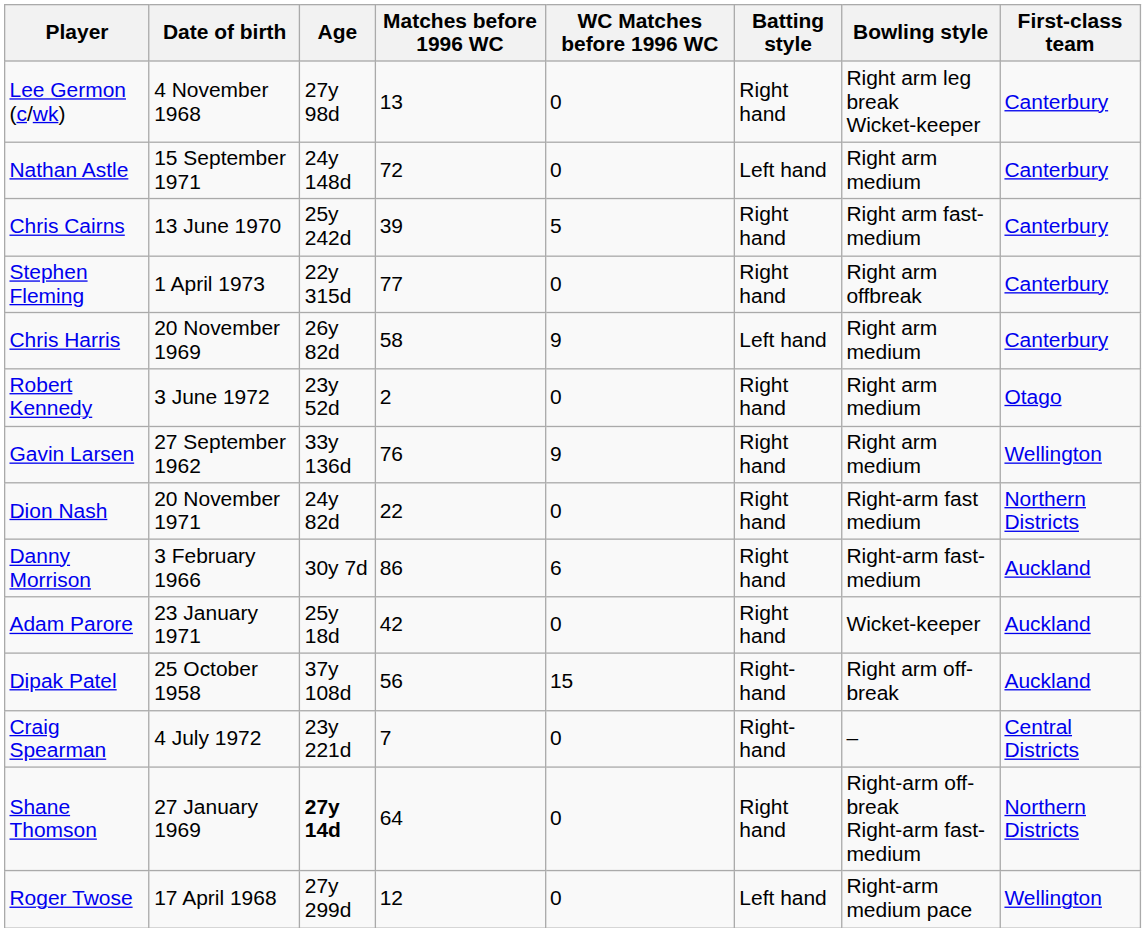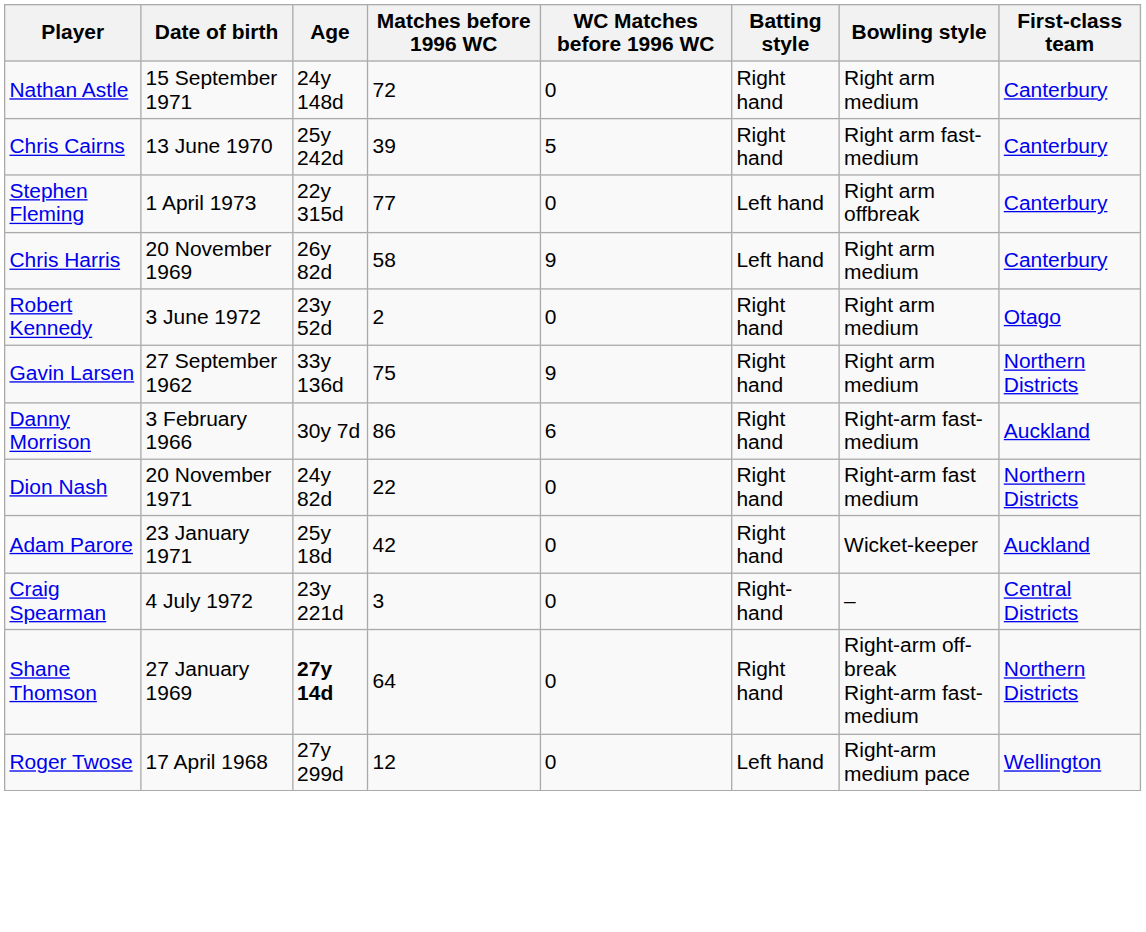- row: (68, 101)
(783, 170) Left hand -> (761, 89) Right hand
(764, 283) Right hand -> (780, 203) Left hand
(391, 454) 76 -> (384, 373) 75
(1053, 454) Wellington -> (1045, 373) Northern Districts
rows swapped: (50, 567) <-> (58, 511)
- row: (63, 681)
(386, 738) 7 -> (378, 601) 3
